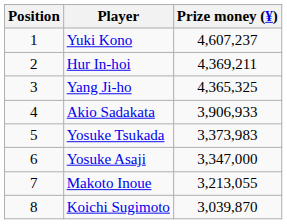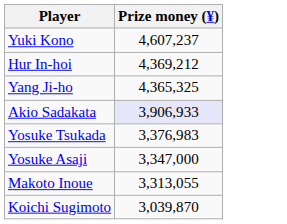- column: (34, 16)
(227, 64) 4,369,211 -> (169, 64) 4,369,212
(227, 111) no background -> (169, 111) lavender background
(227, 135) 3,373,983 -> (169, 135) 3,376,983
(227, 183) 3,213,055 -> (169, 183) 3,313,055
